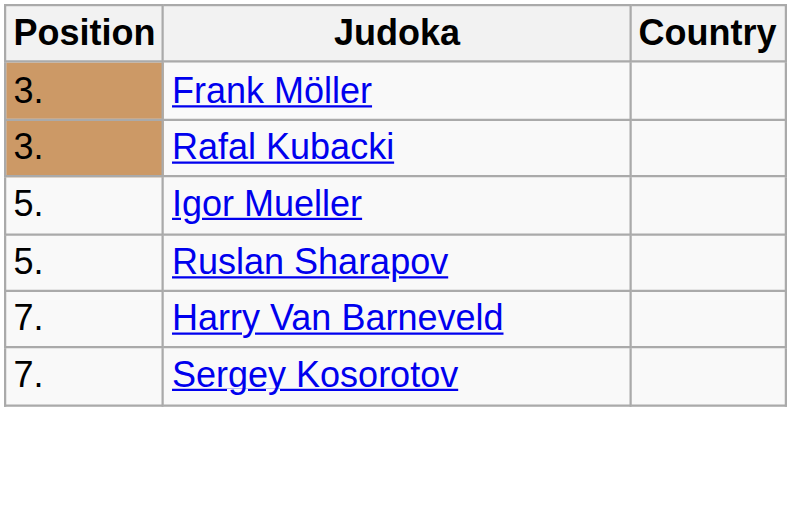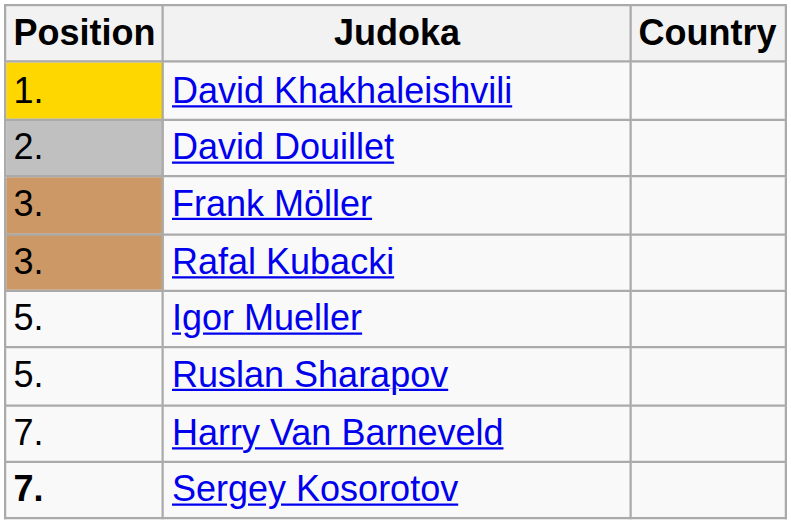+ row: (342, 90)
+ row: (283, 147)
(28, 375) normal -> (28, 489) bold
